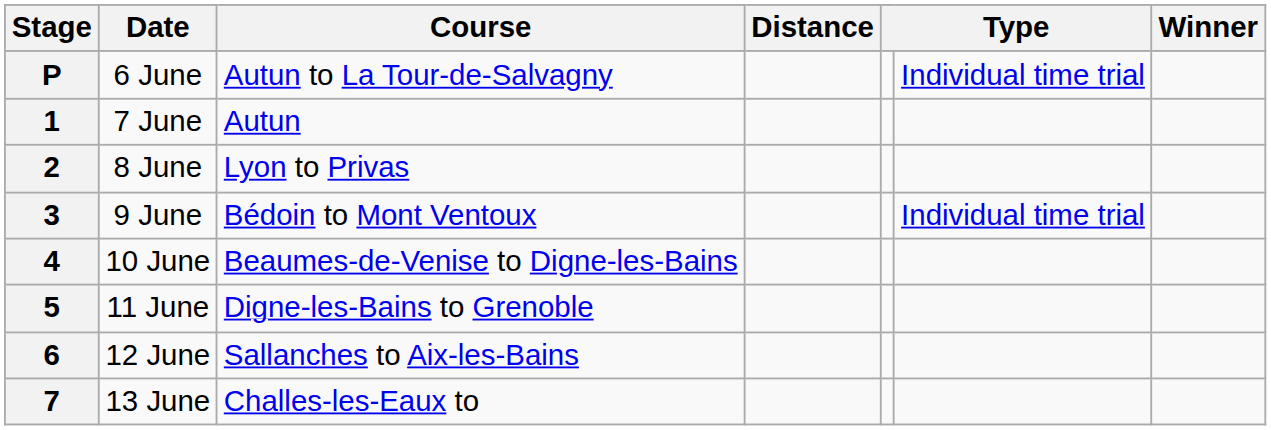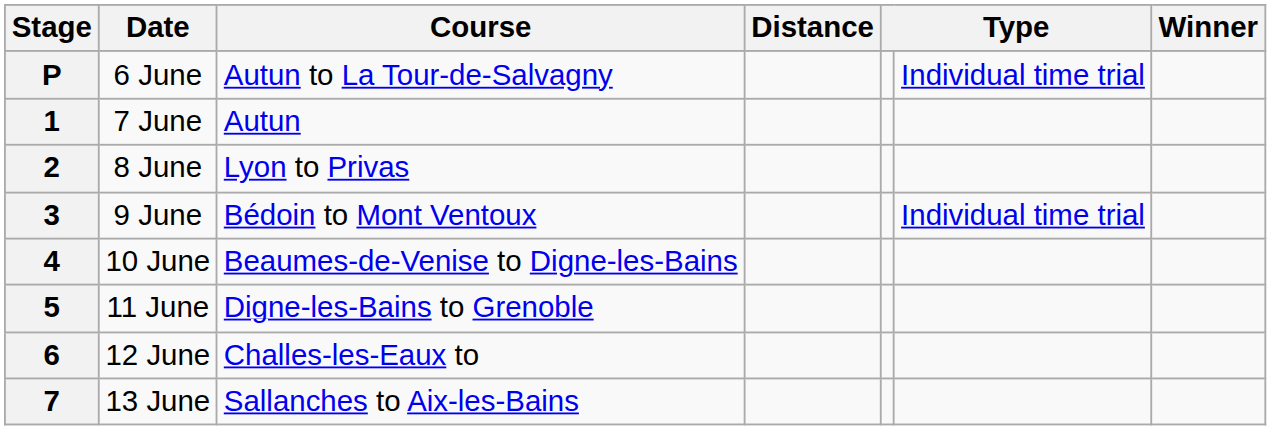(401, 354) Sallanches to Aix-les-Bains -> (351, 354) Challes-les-Eaux to
(351, 401) Challes-les-Eaux to -> (401, 401) Sallanches to Aix-les-Bains
